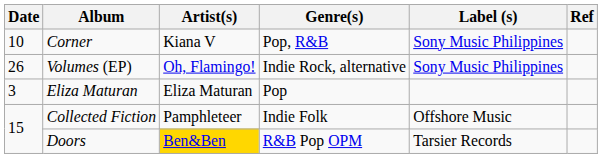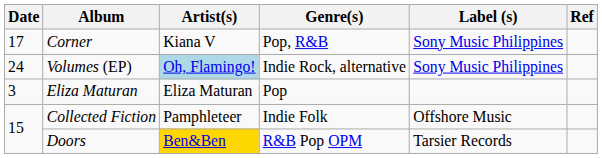(16, 41) 10 -> (16, 41) 17
(16, 66) 26 -> (16, 66) 24
(209, 66) no background -> (209, 66) lightblue background
